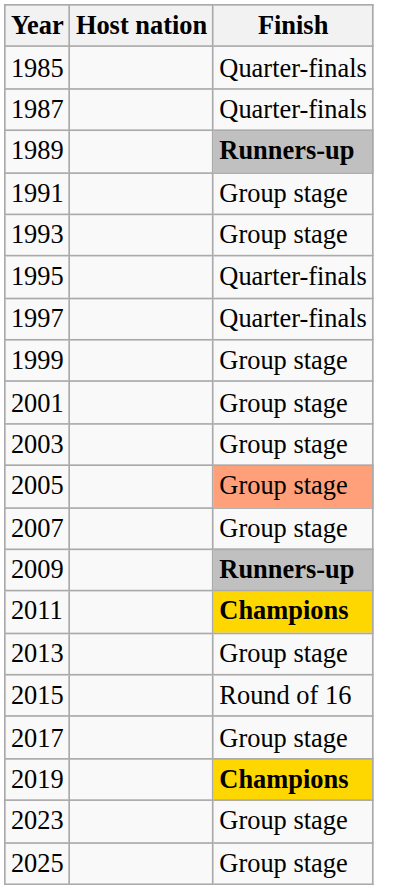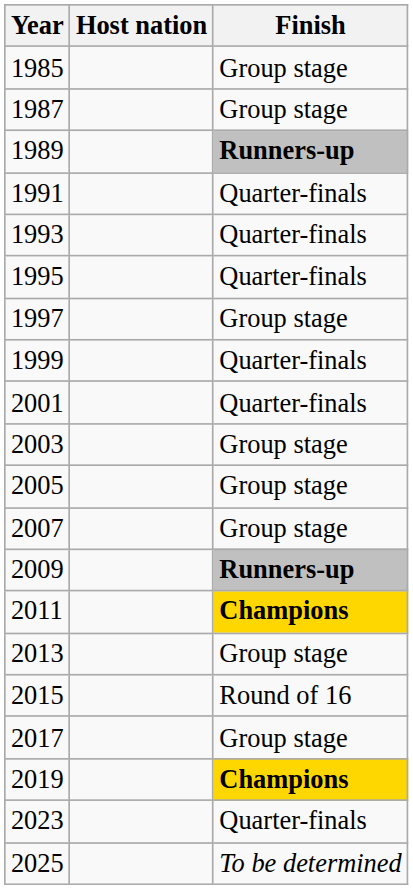(293, 67) Quarter-finals -> (284, 67) Group stage
(293, 109) Quarter-finals -> (284, 109) Group stage
(284, 192) Group stage -> (293, 192) Quarter-finals
(284, 234) Group stage -> (293, 234) Quarter-finals
(293, 318) Quarter-finals -> (284, 318) Group stage
(284, 360) Group stage -> (293, 360) Quarter-finals
(284, 402) Group stage -> (293, 402) Quarter-finals
(284, 485) lightsalmon background -> (284, 485) no background
(284, 820) Group stage -> (293, 820) Quarter-finals
(284, 862) Group stage -> (311, 862) To be determined
